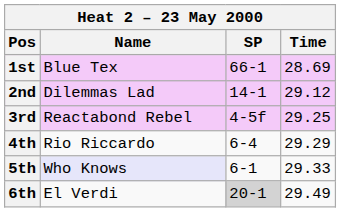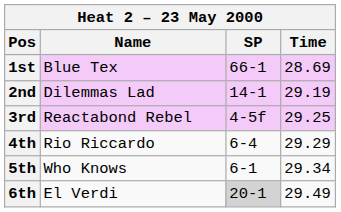(308, 93) 29.12 -> (308, 93) 29.19
(85, 168) lavender background -> (85, 168) no background
(308, 168) 29.33 -> (308, 168) 29.34
